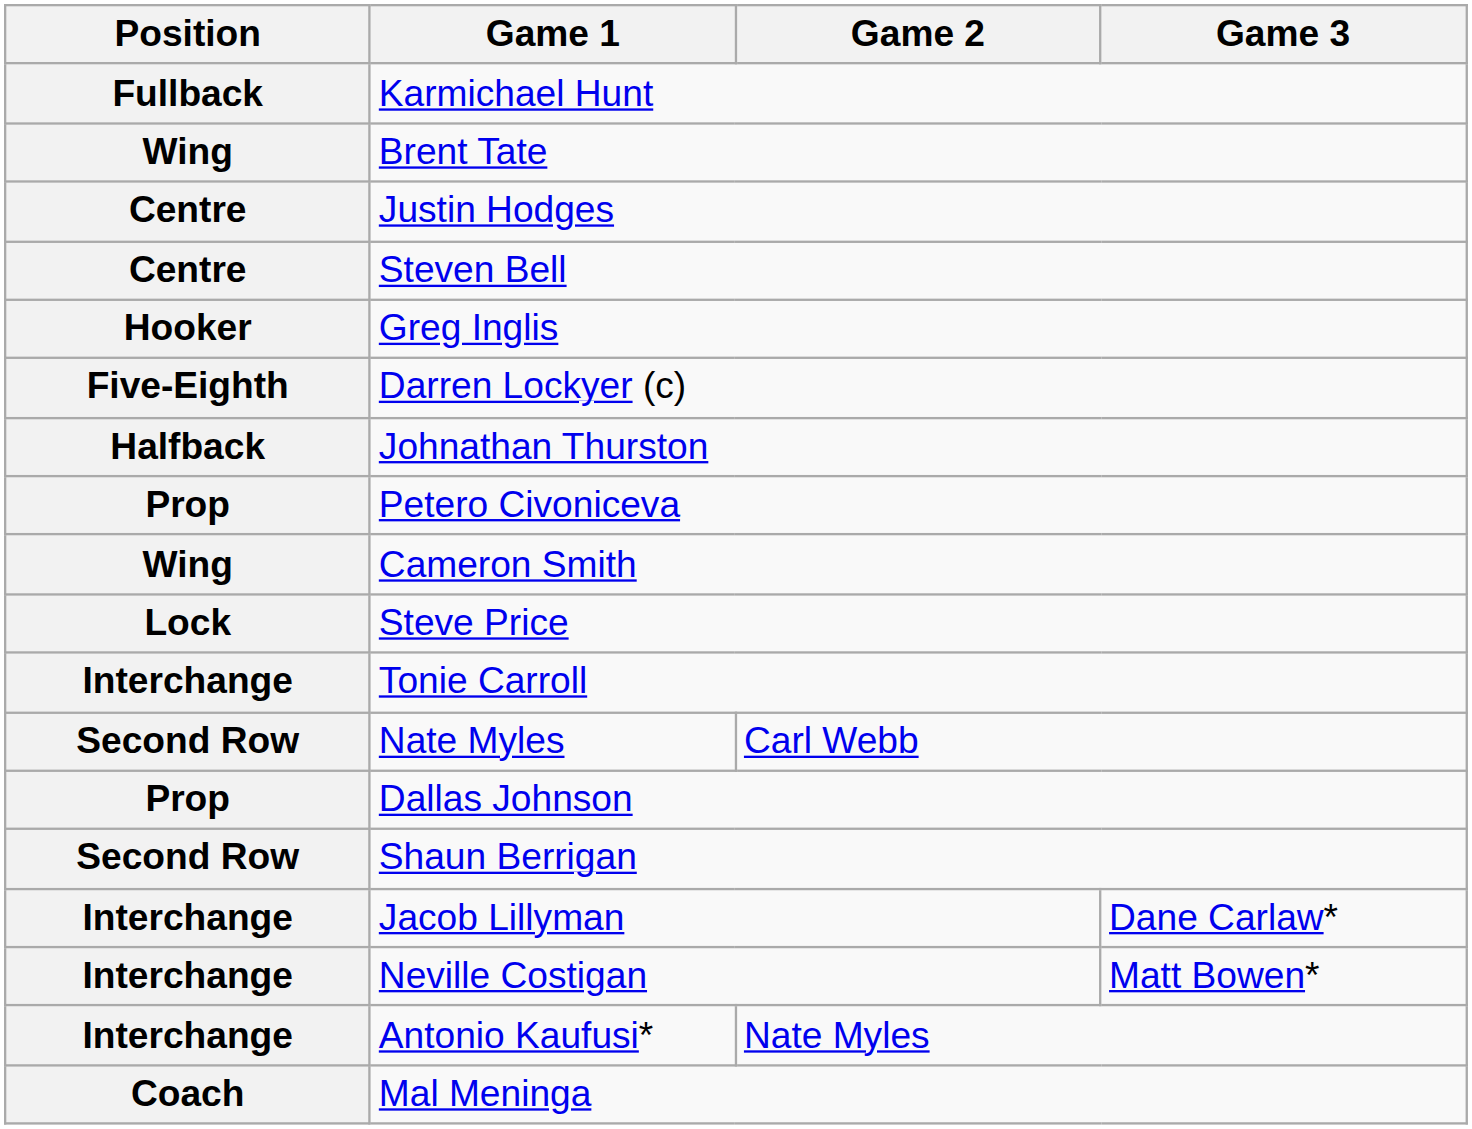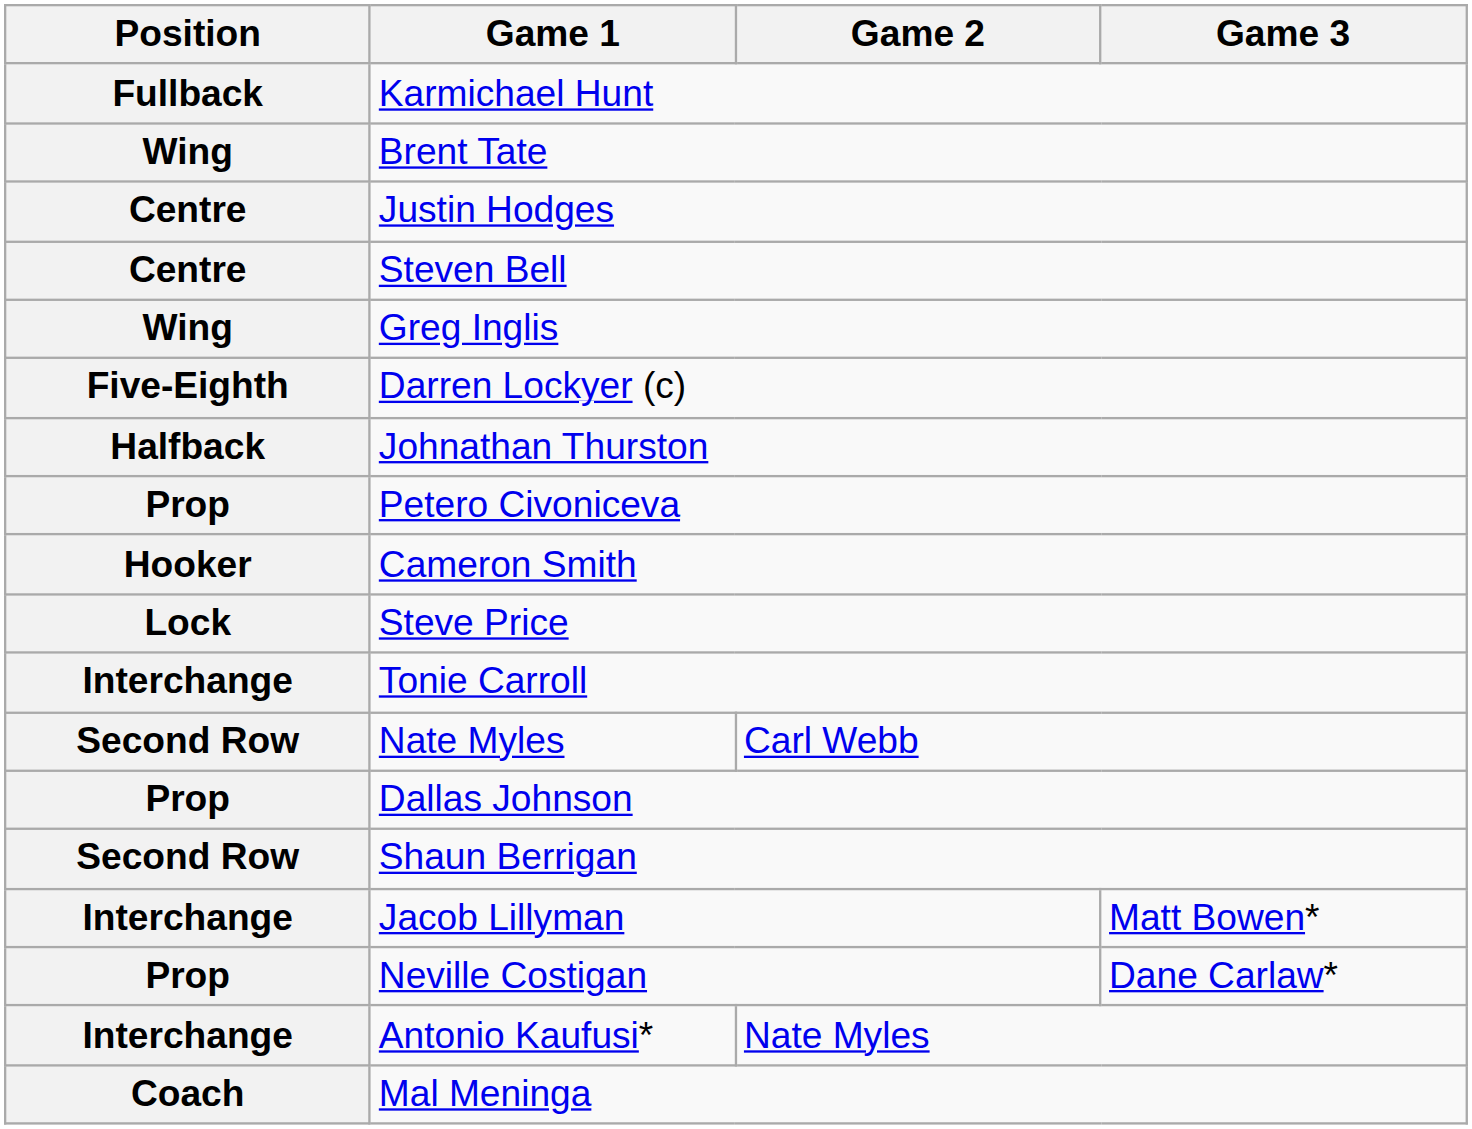(188, 328) Hooker -> (188, 328) Wing
(188, 563) Wing -> (188, 563) Hooker
(1224, 916) Dane Carlaw* -> (1214, 916) Matt Bowen*
(188, 975) Interchange -> (188, 975) Prop
(1214, 975) Matt Bowen* -> (1224, 975) Dane Carlaw*
